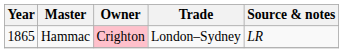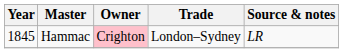(21, 36) 1865 -> (21, 36) 1845
